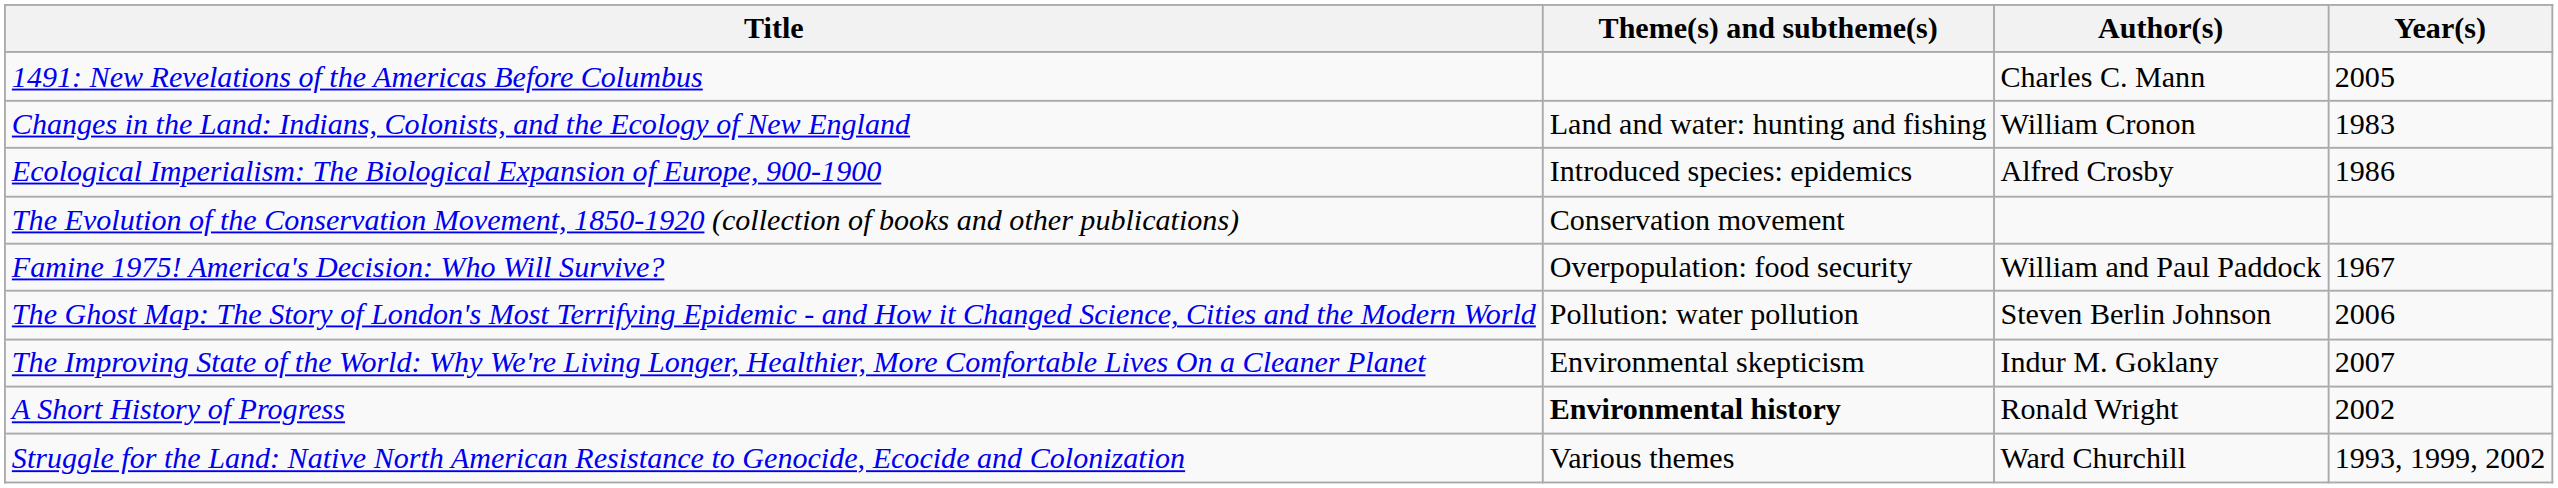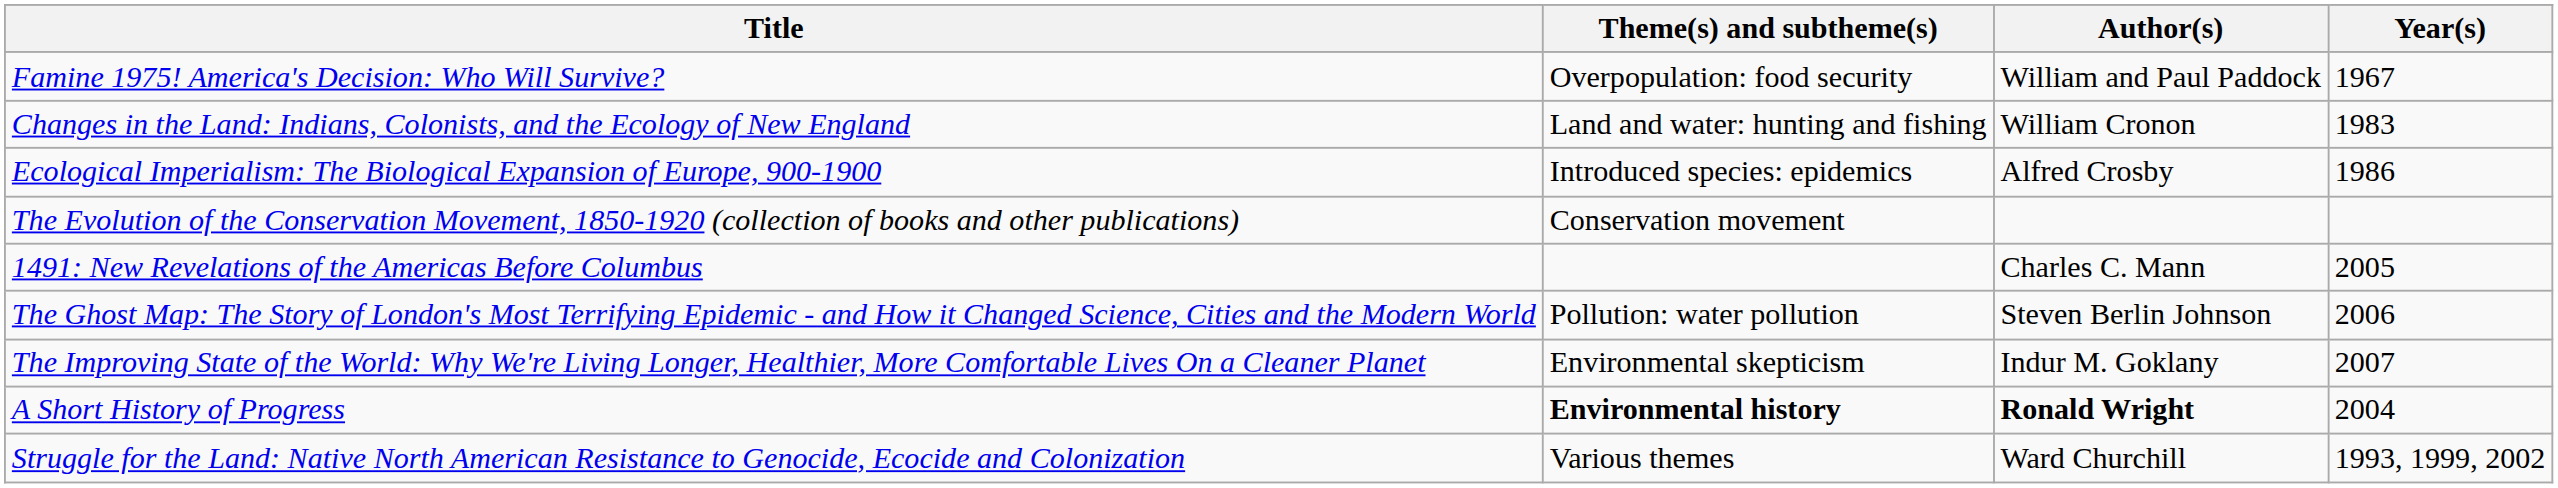rows swapped: (357, 76) <-> (338, 266)
(2089, 409) normal -> (2097, 409) bold
(2365, 409) 2002 -> (2365, 409) 2004
